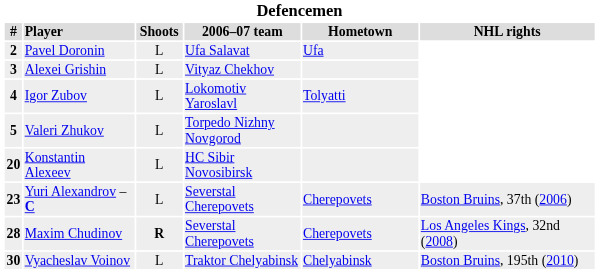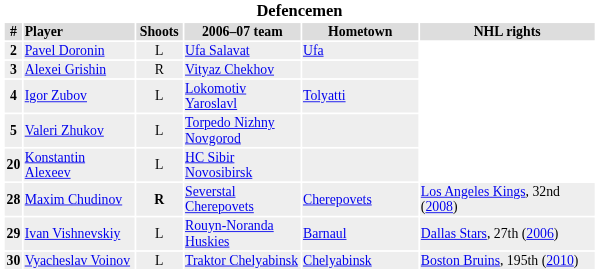(159, 69) L -> (159, 69) R
- row: (76, 199)
+ row: (73, 233)
